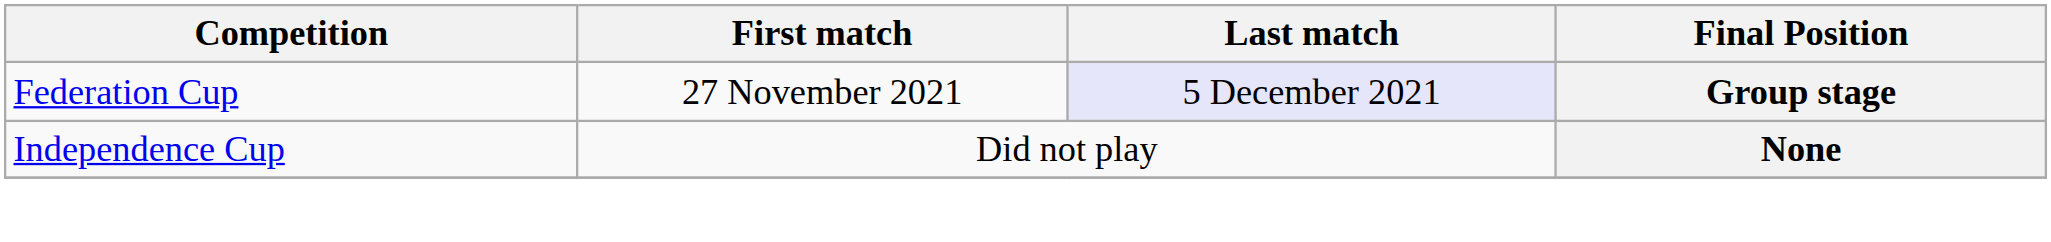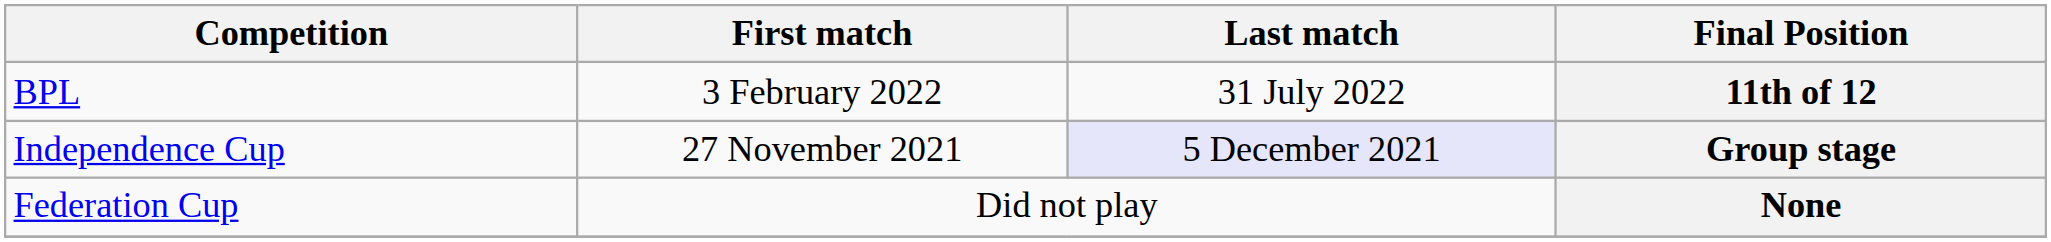+ row: (1801, 90)
(126, 90) Federation Cup -> (149, 148) Independence Cup
(149, 148) Independence Cup -> (126, 206) Federation Cup
